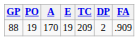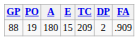(51, 28) 170 -> (51, 28) 180
(68, 28) 19 -> (68, 28) 15
